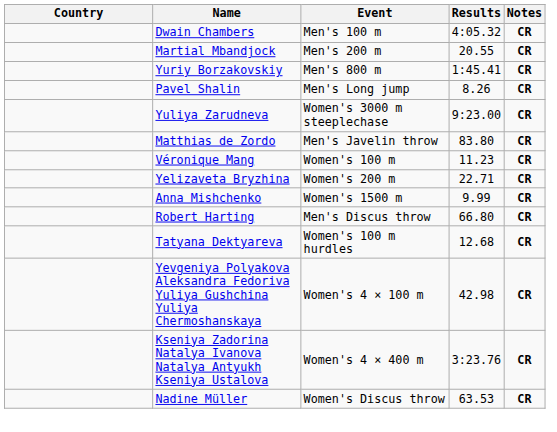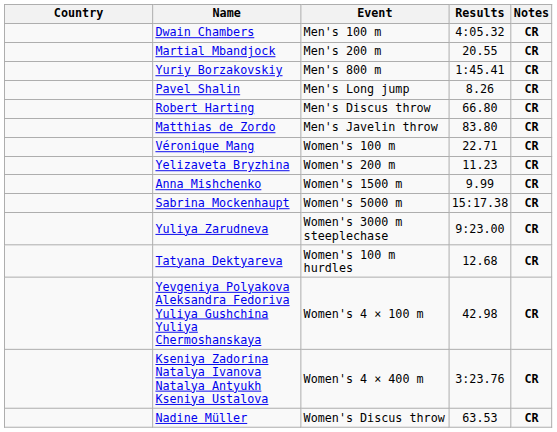rows swapped: (205, 217) <-> (212, 116)
(476, 160) 11.23 -> (480, 147) 22.71
(476, 179) 22.71 -> (480, 166) 11.23
+ row: (223, 204)
